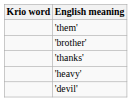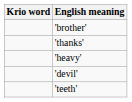- row: (66, 27)
+ row: (66, 89)
